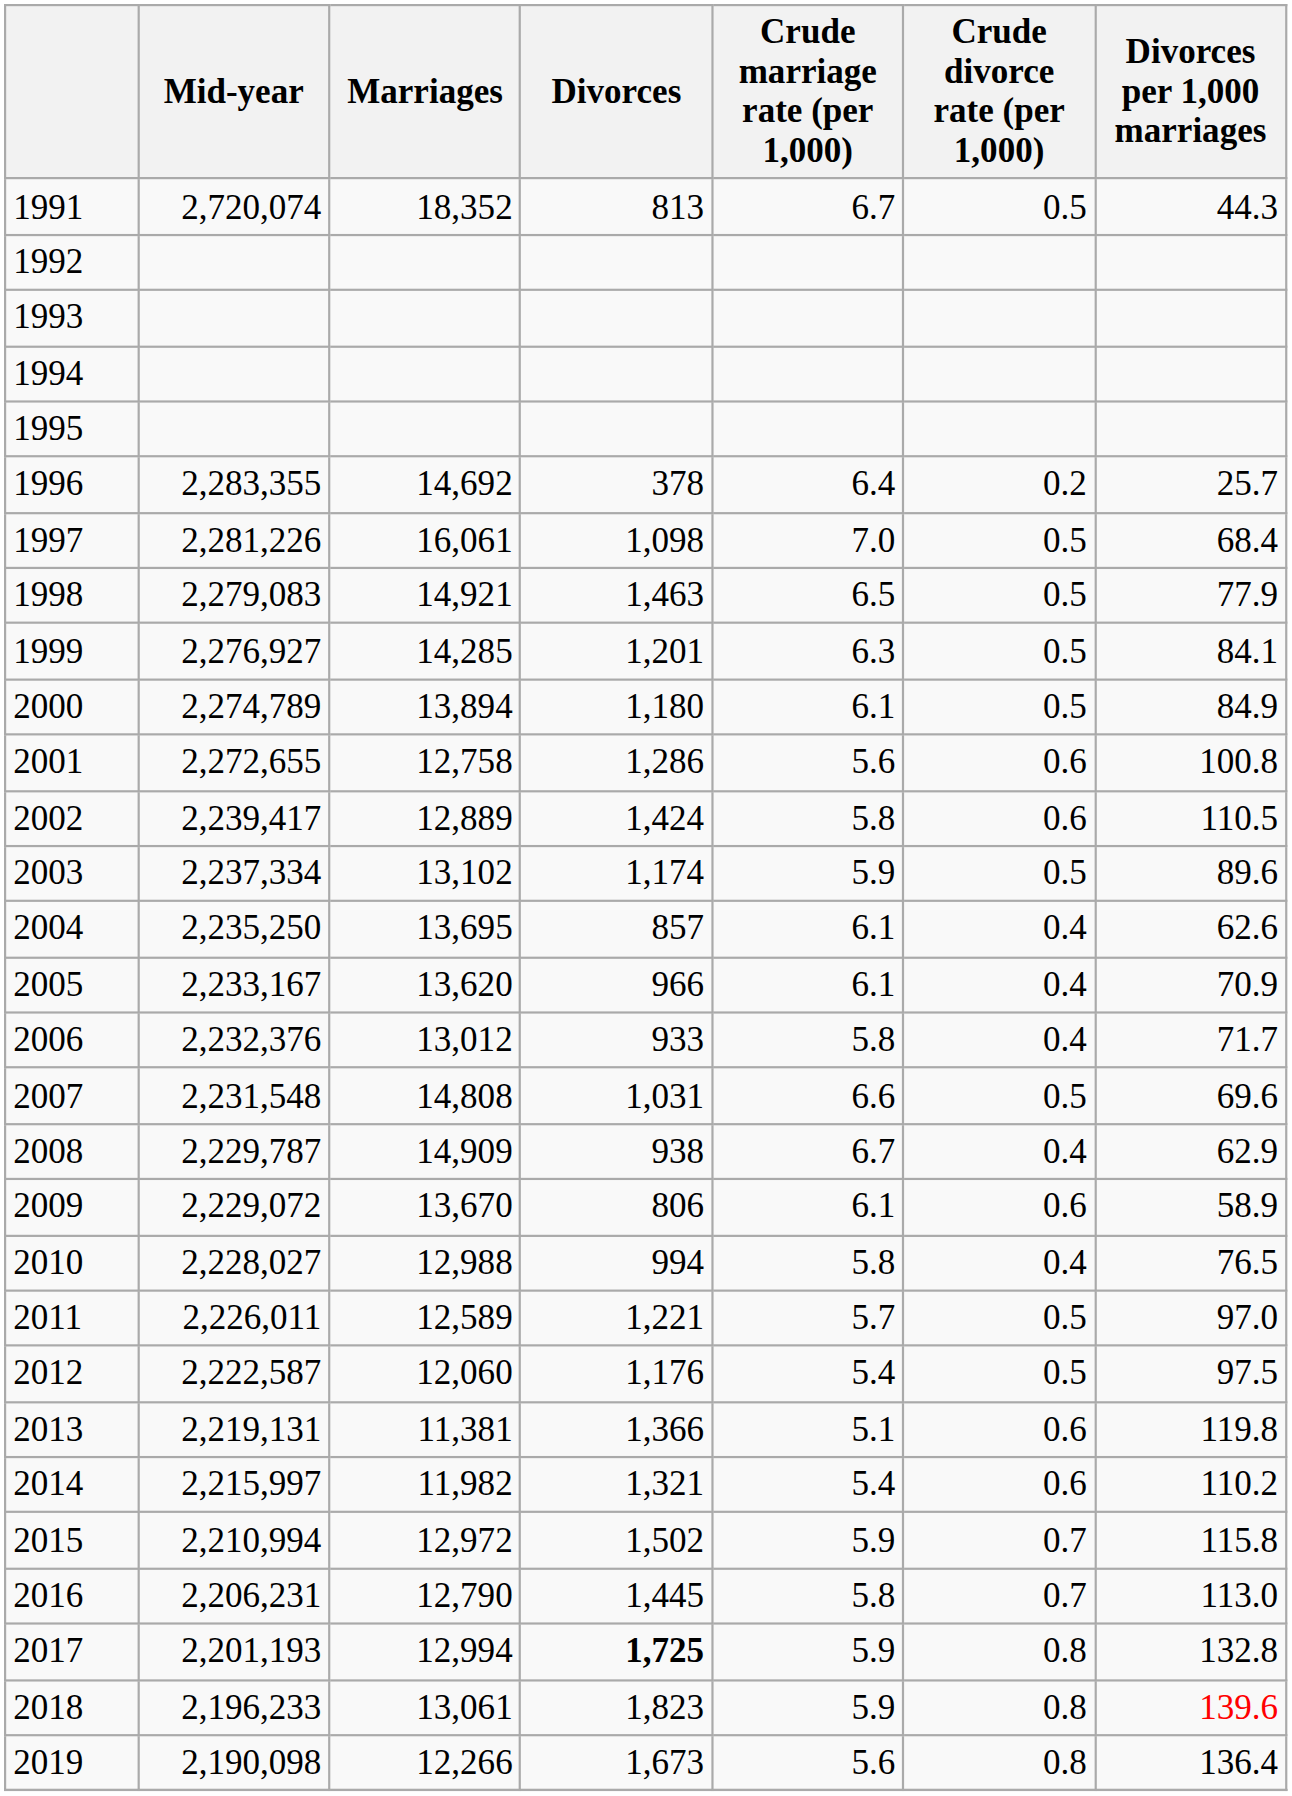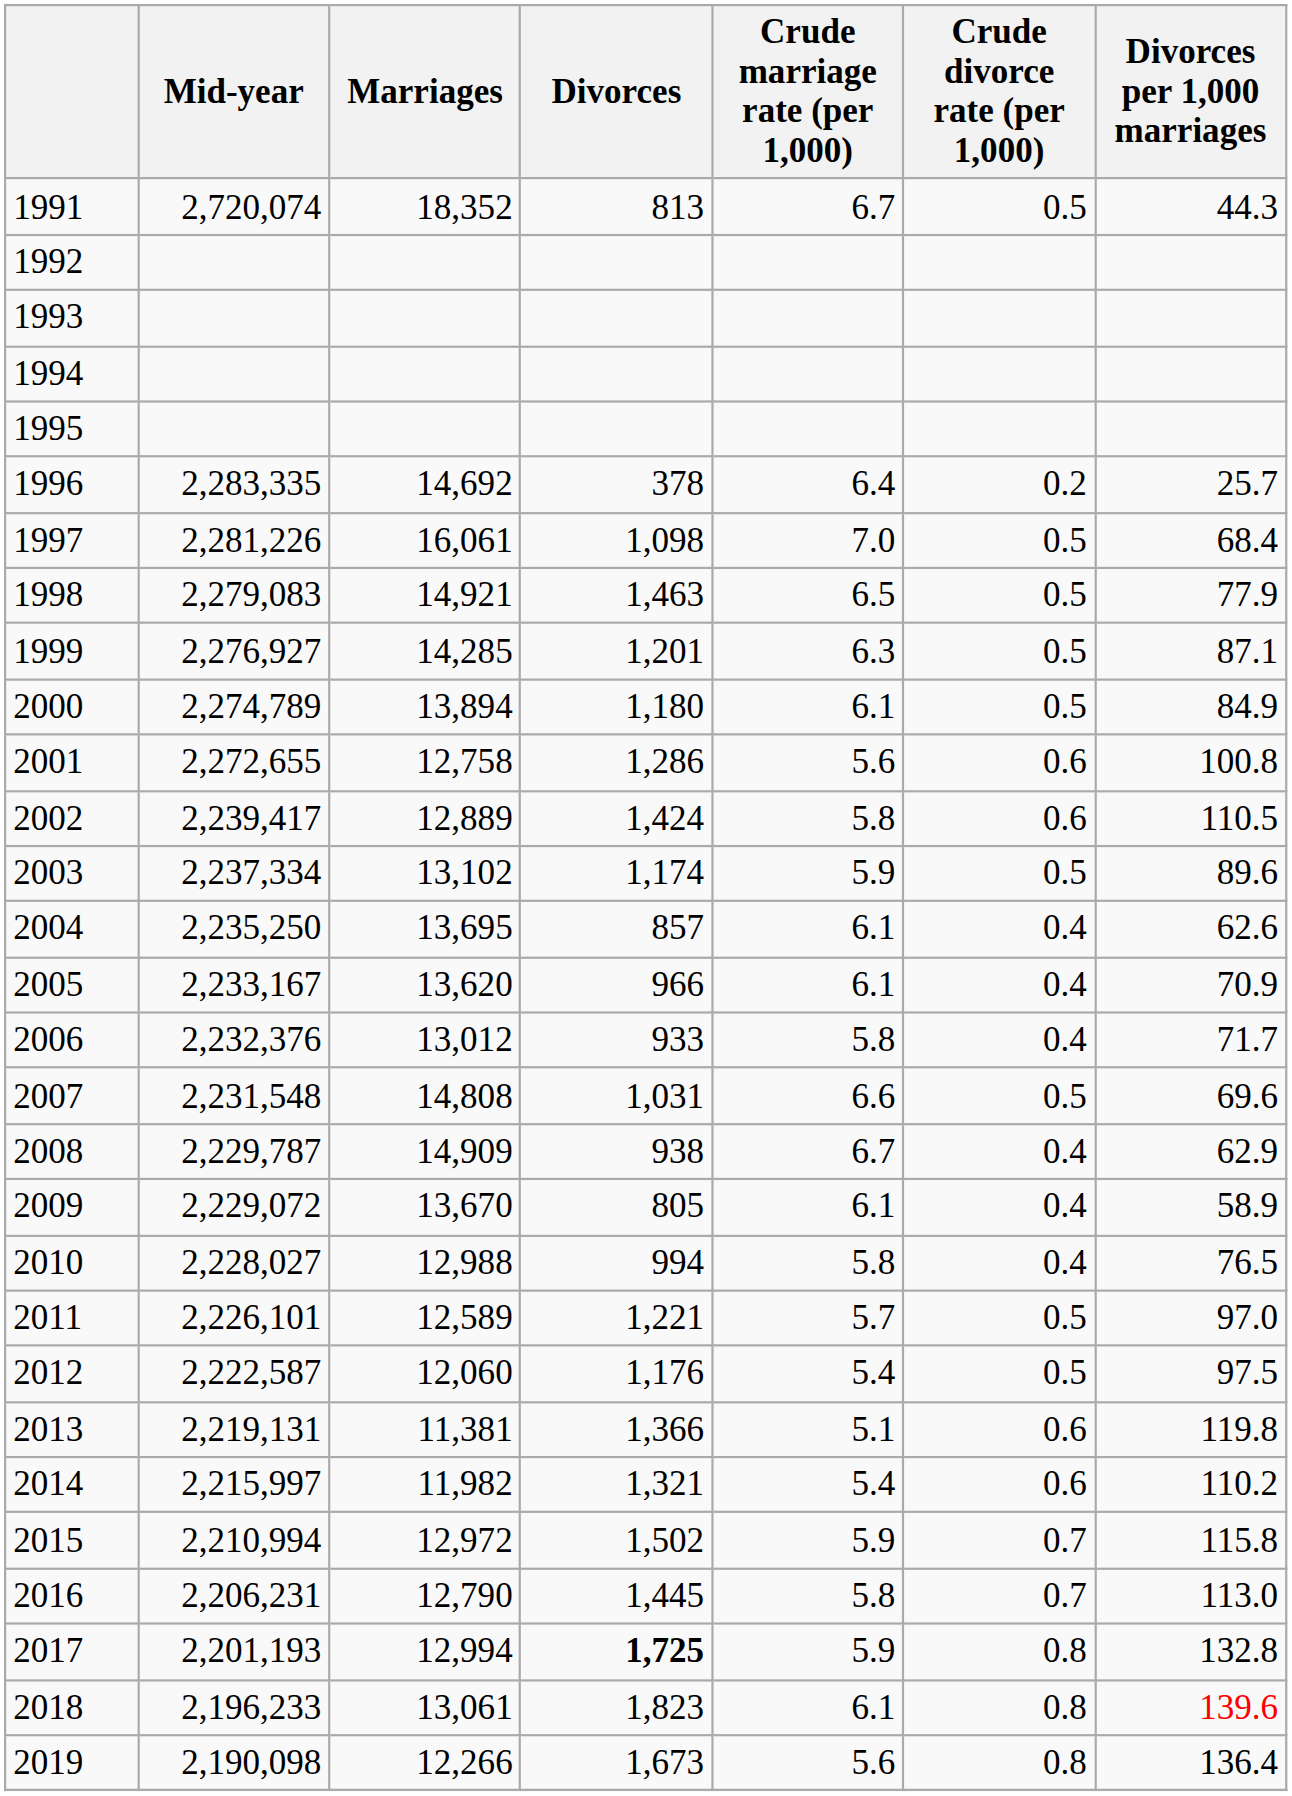(251, 483) 2,283,355 -> (251, 483) 2,283,335
(1247, 650) 84.1 -> (1247, 650) 87.1
(678, 1206) 806 -> (678, 1206) 805
(1065, 1206) 0.6 -> (1065, 1206) 0.4
(252, 1317) 2,226,011 -> (251, 1317) 2,226,101
(873, 1706) 5.9 -> (873, 1706) 6.1
